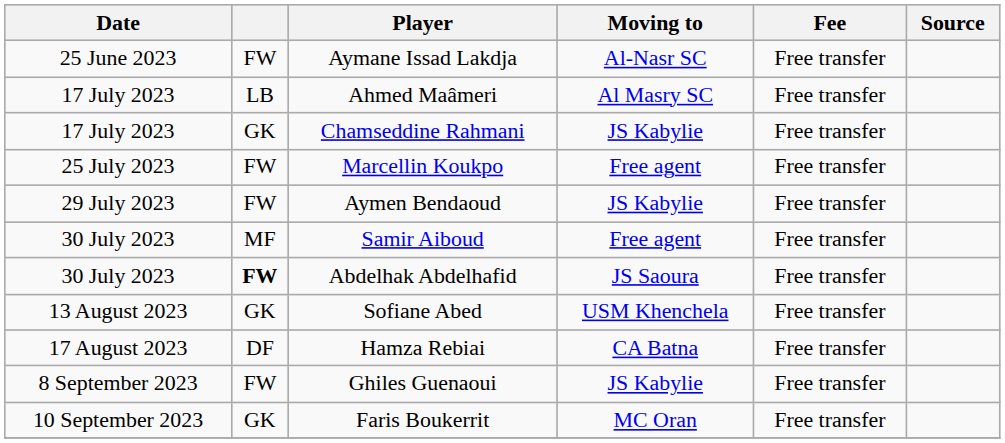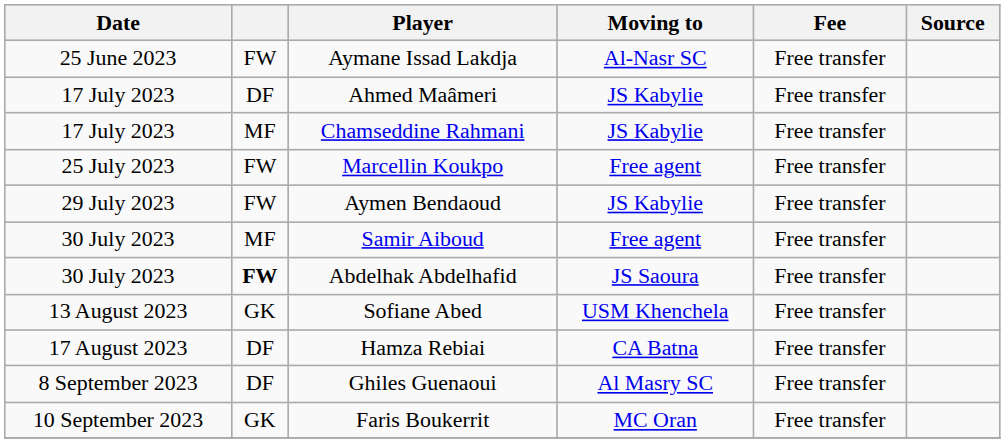(260, 94) LB -> (260, 94) DF
(655, 94) Al Masry SC -> (655, 94) JS Kabylie
(260, 130) GK -> (260, 130) MF
(260, 383) FW -> (260, 383) DF
(655, 383) JS Kabylie -> (655, 383) Al Masry SC
